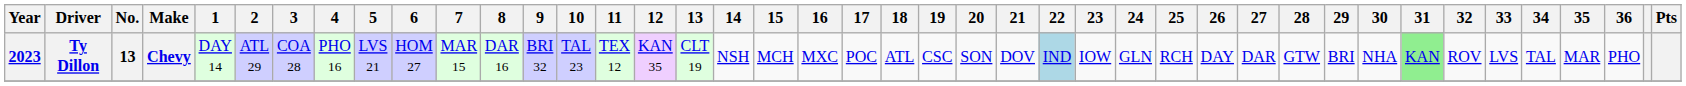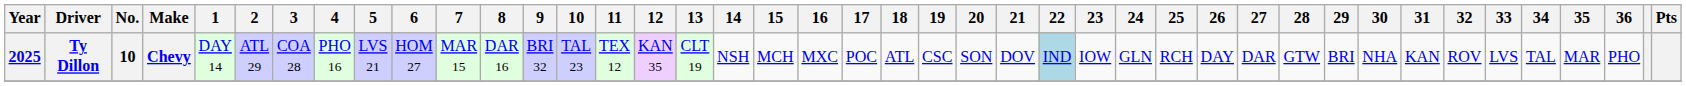(25, 56) 2023 -> (25, 56) 2025
(127, 56) 13 -> (127, 56) 10
(1422, 56) lightgreen background -> (1422, 56) no background
